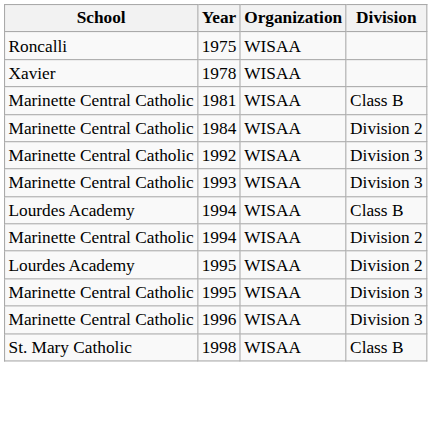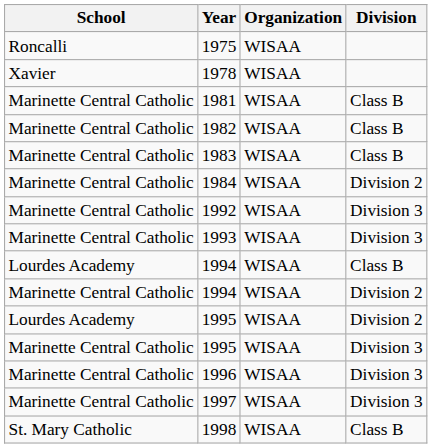+ row: (101, 127)
+ row: (101, 155)
+ row: (101, 401)
